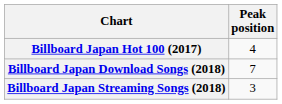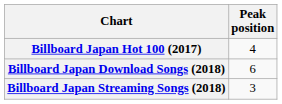(253, 68) 7 -> (253, 68) 6
